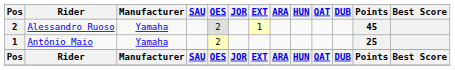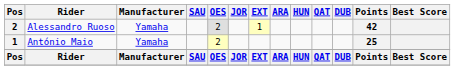(372, 27) 45 -> (372, 27) 42
